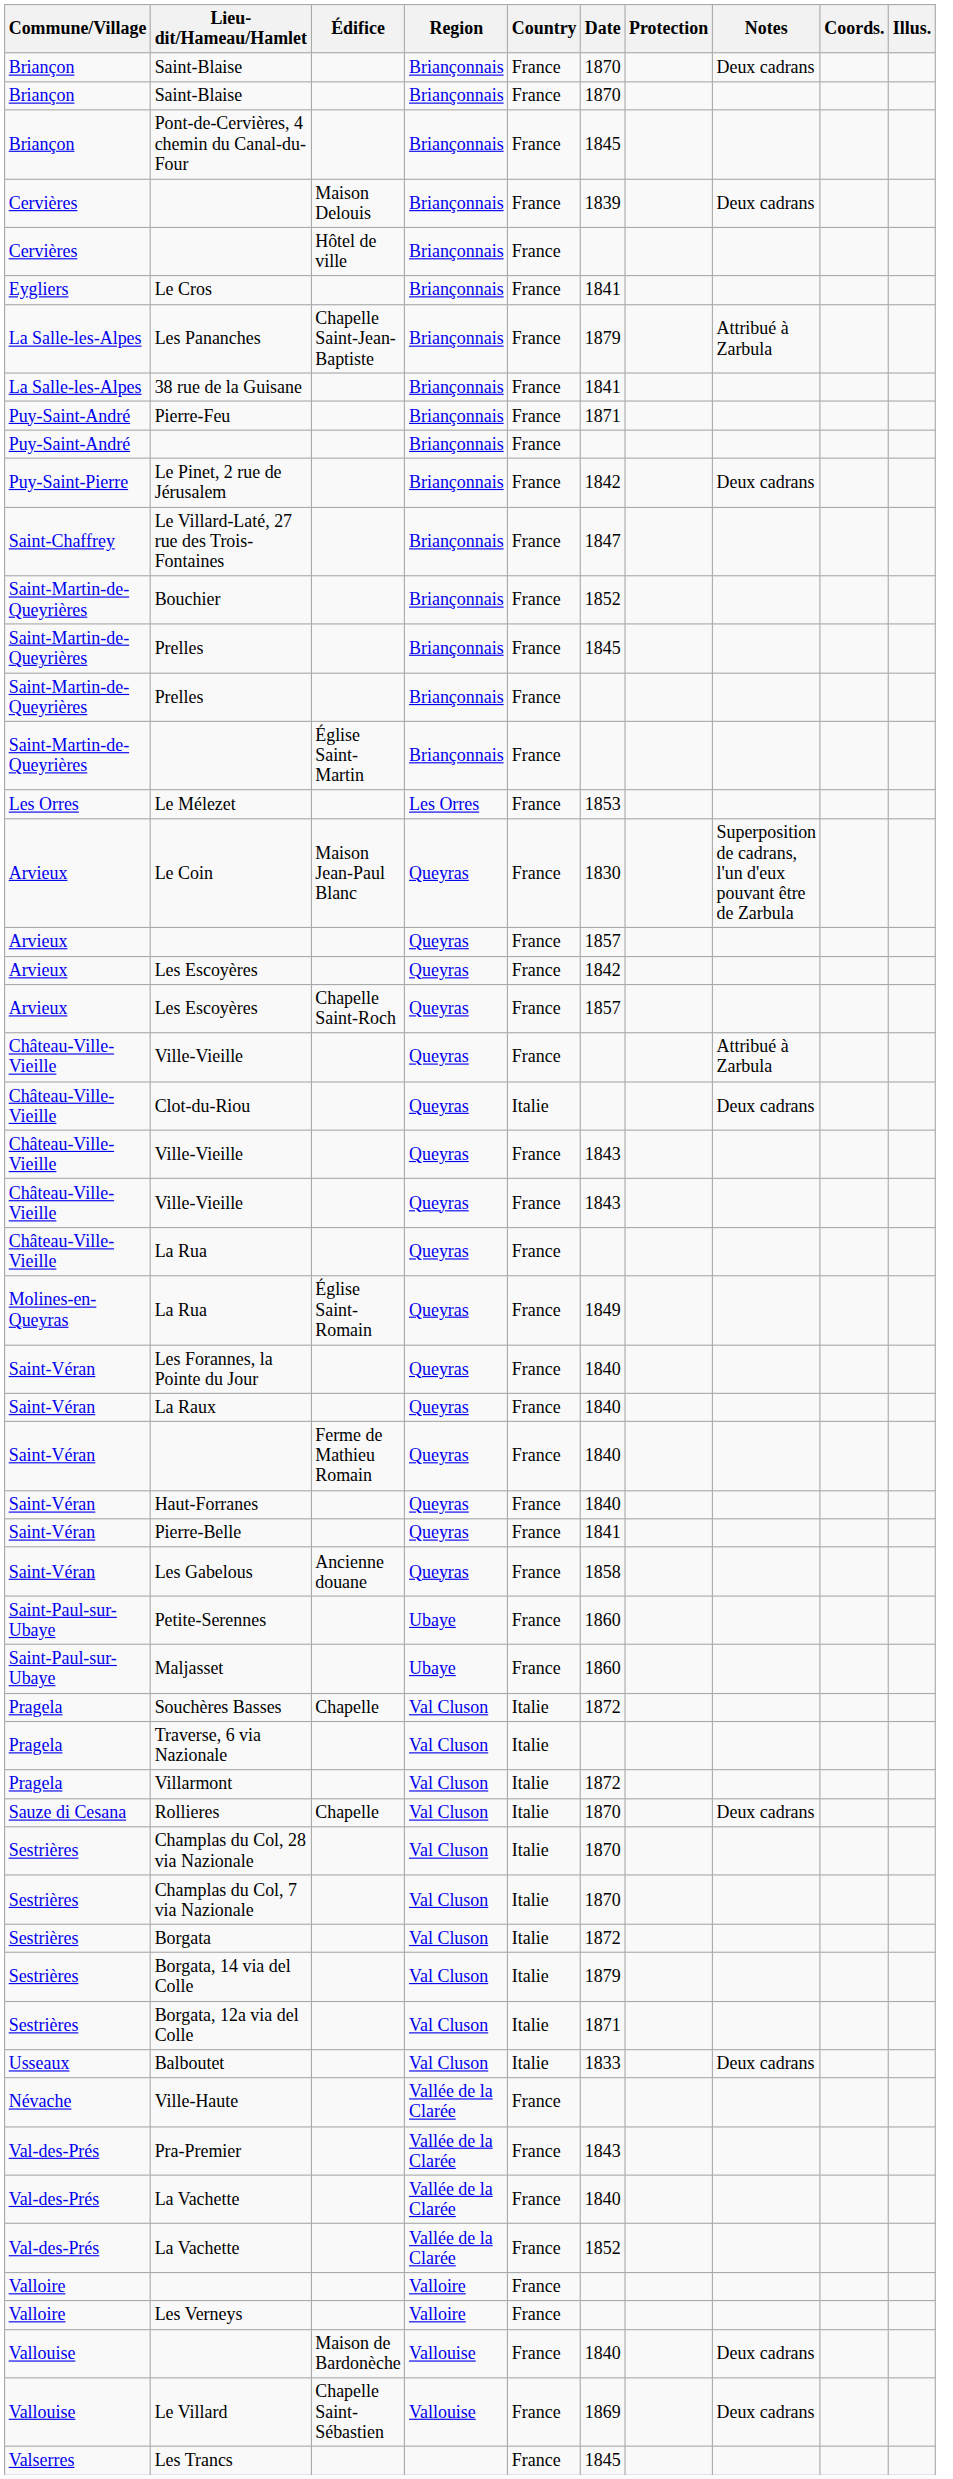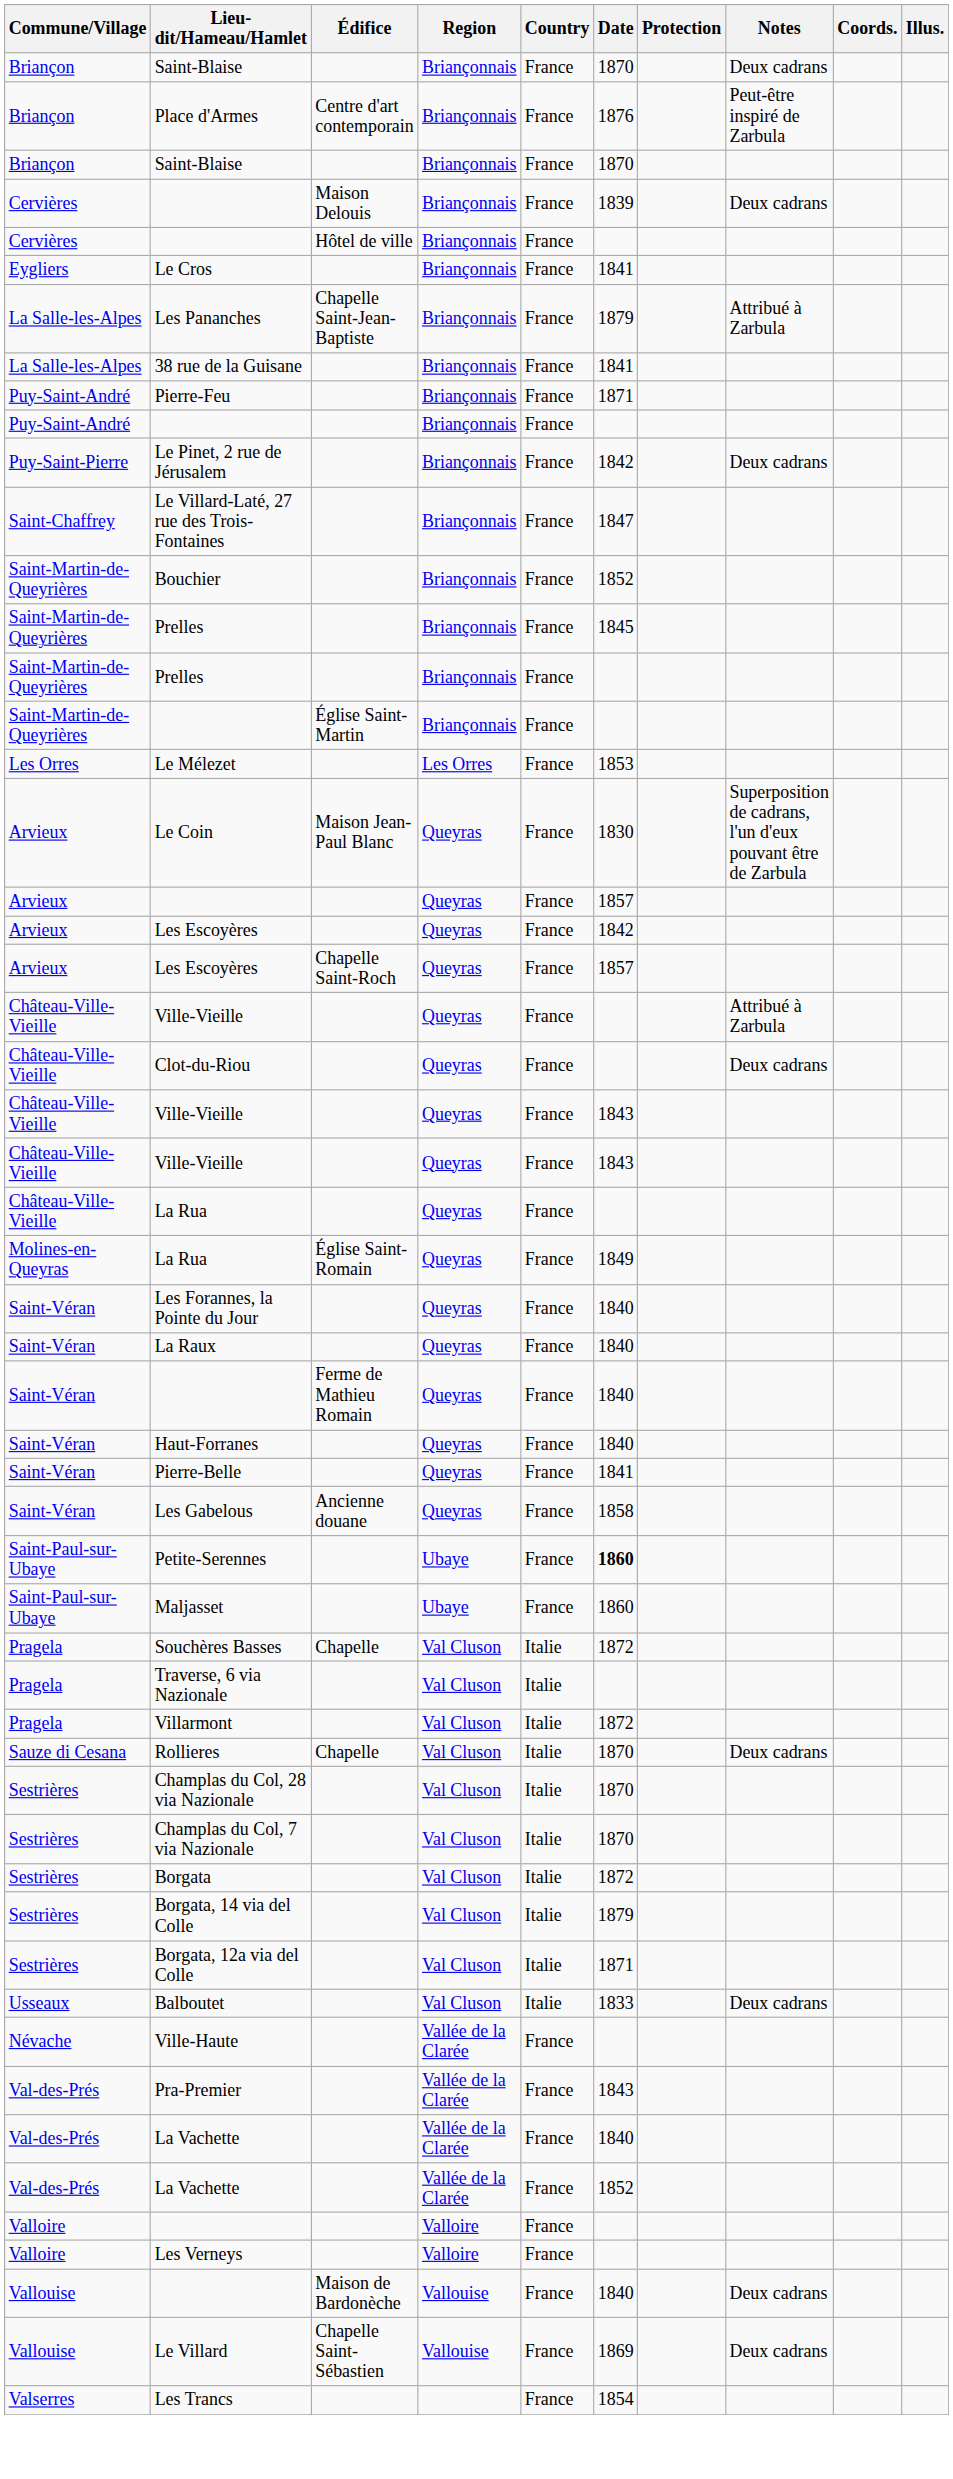+ row: (42, 115)
- row: (42, 144)
(530, 1105) Italie -> (549, 1065) France
(603, 1620) normal -> (616, 1559) bold
(603, 2460) 1845 -> (616, 2400) 1854
